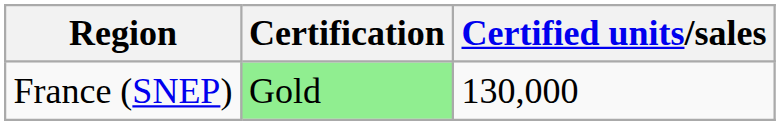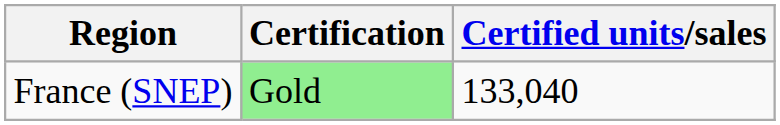(520, 90) 130,000 -> (520, 90) 133,040
